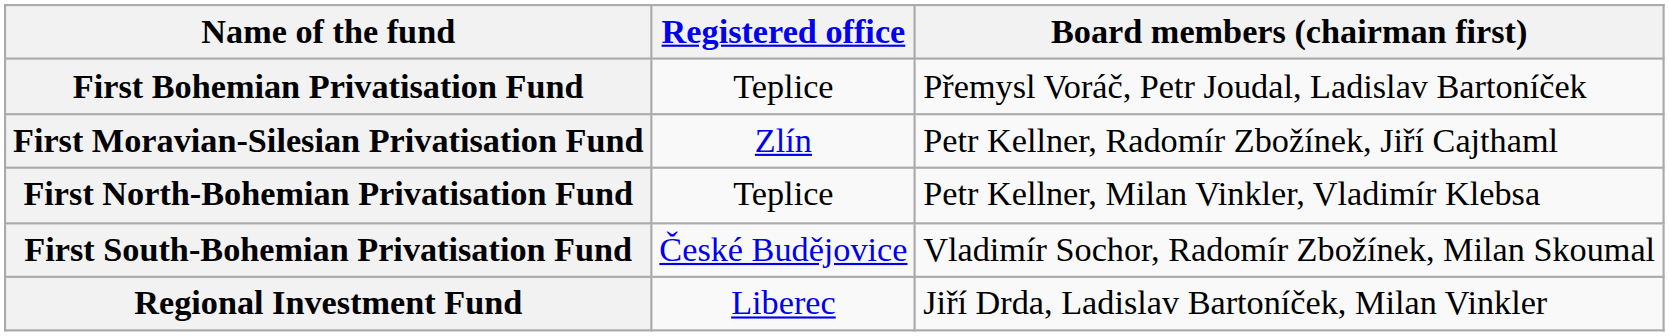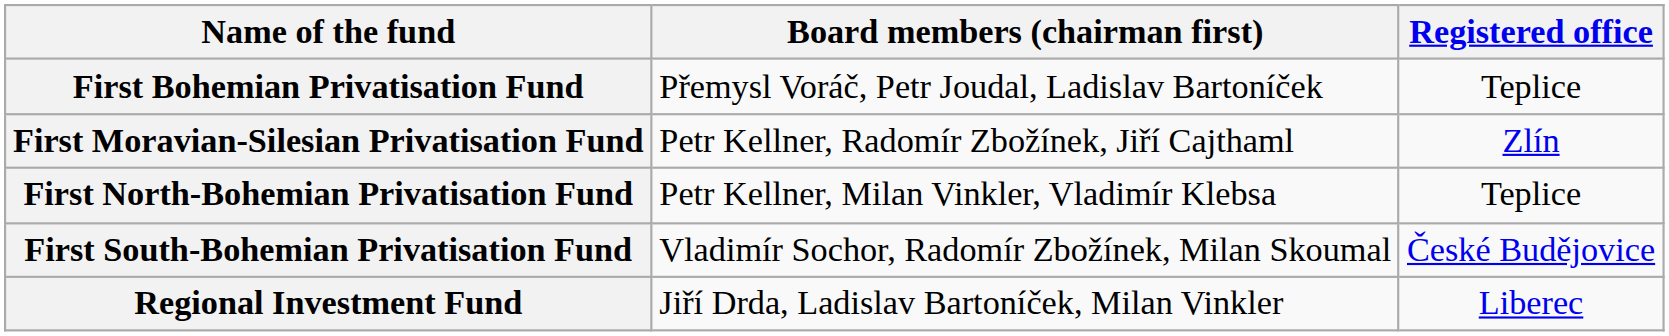columns swapped: (783, 31) <-> (1289, 31)
